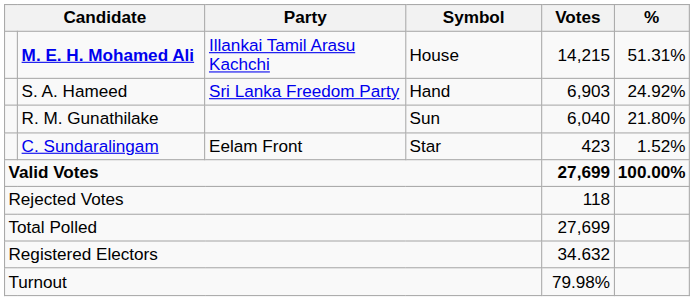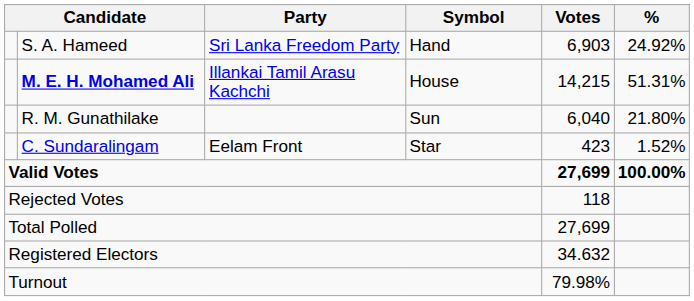rows swapped: (108, 54) <-> (74, 91)
